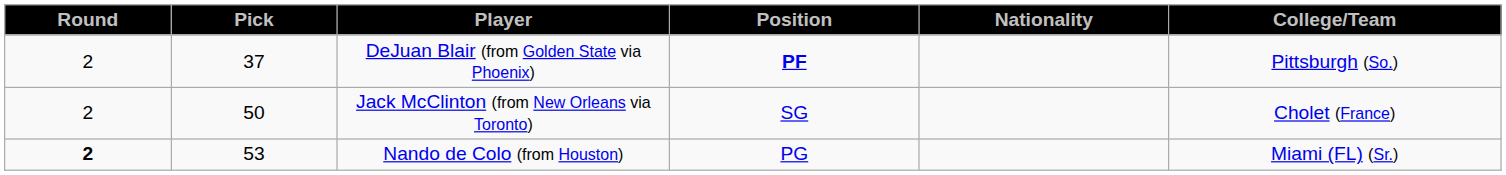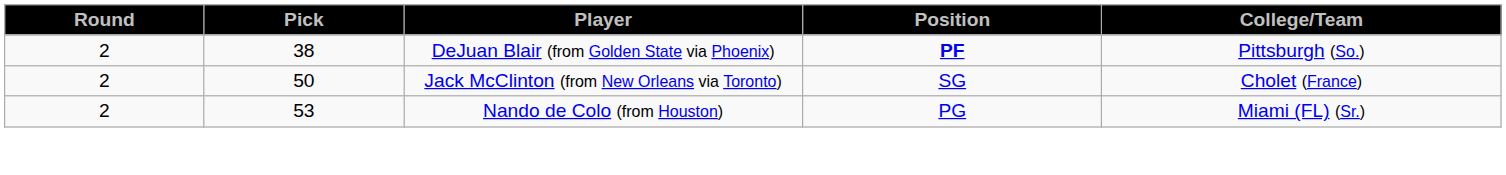- column: (1044, 19)
(254, 60) 37 -> (304, 50) 38
(88, 154) bold -> (104, 111) normal
